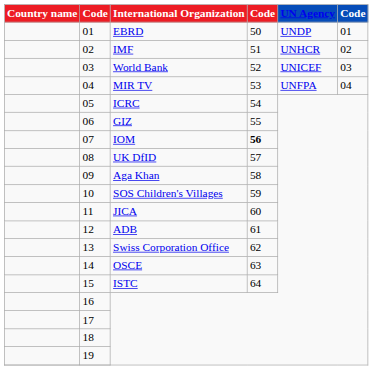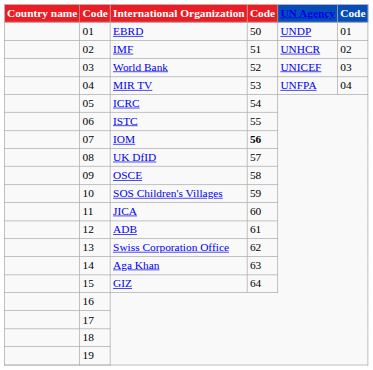(123, 121) GIZ -> (125, 121) ISTC
(136, 175) Aga Khan -> (128, 175) OSCE
(128, 265) OSCE -> (136, 265) Aga Khan
(125, 283) ISTC -> (123, 283) GIZ
